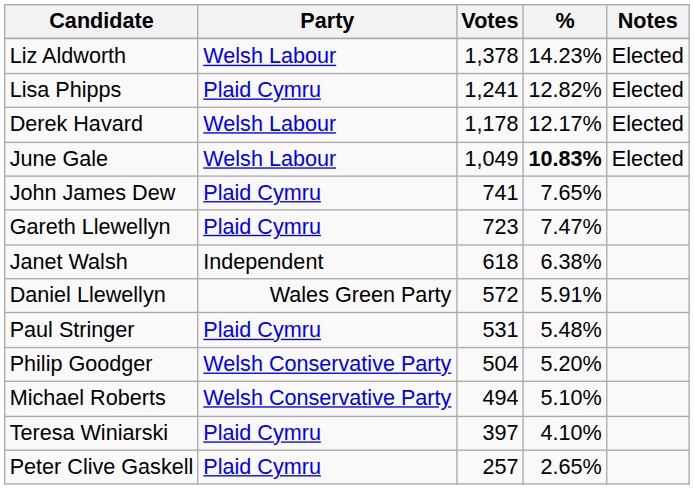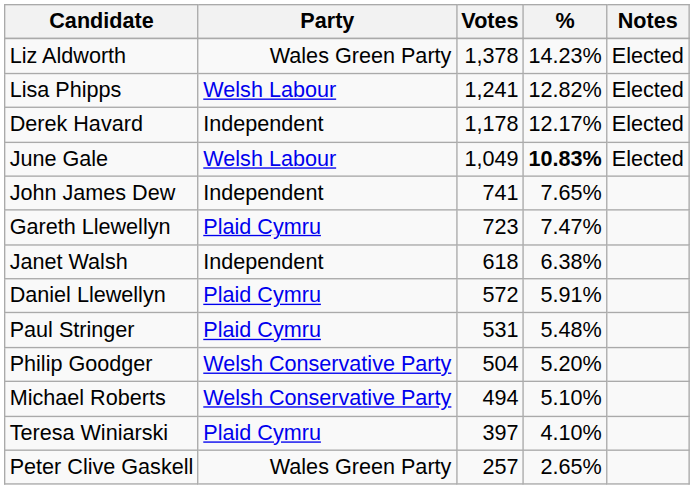(270, 55) Welsh Labour -> (361, 55) Wales Green Party
(262, 90) Plaid Cymru -> (270, 90) Welsh Labour
(270, 124) Welsh Labour -> (263, 124) Independent
(262, 192) Plaid Cymru -> (263, 192) Independent
(361, 295) Wales Green Party -> (262, 295) Plaid Cymru
(262, 466) Plaid Cymru -> (361, 466) Wales Green Party
